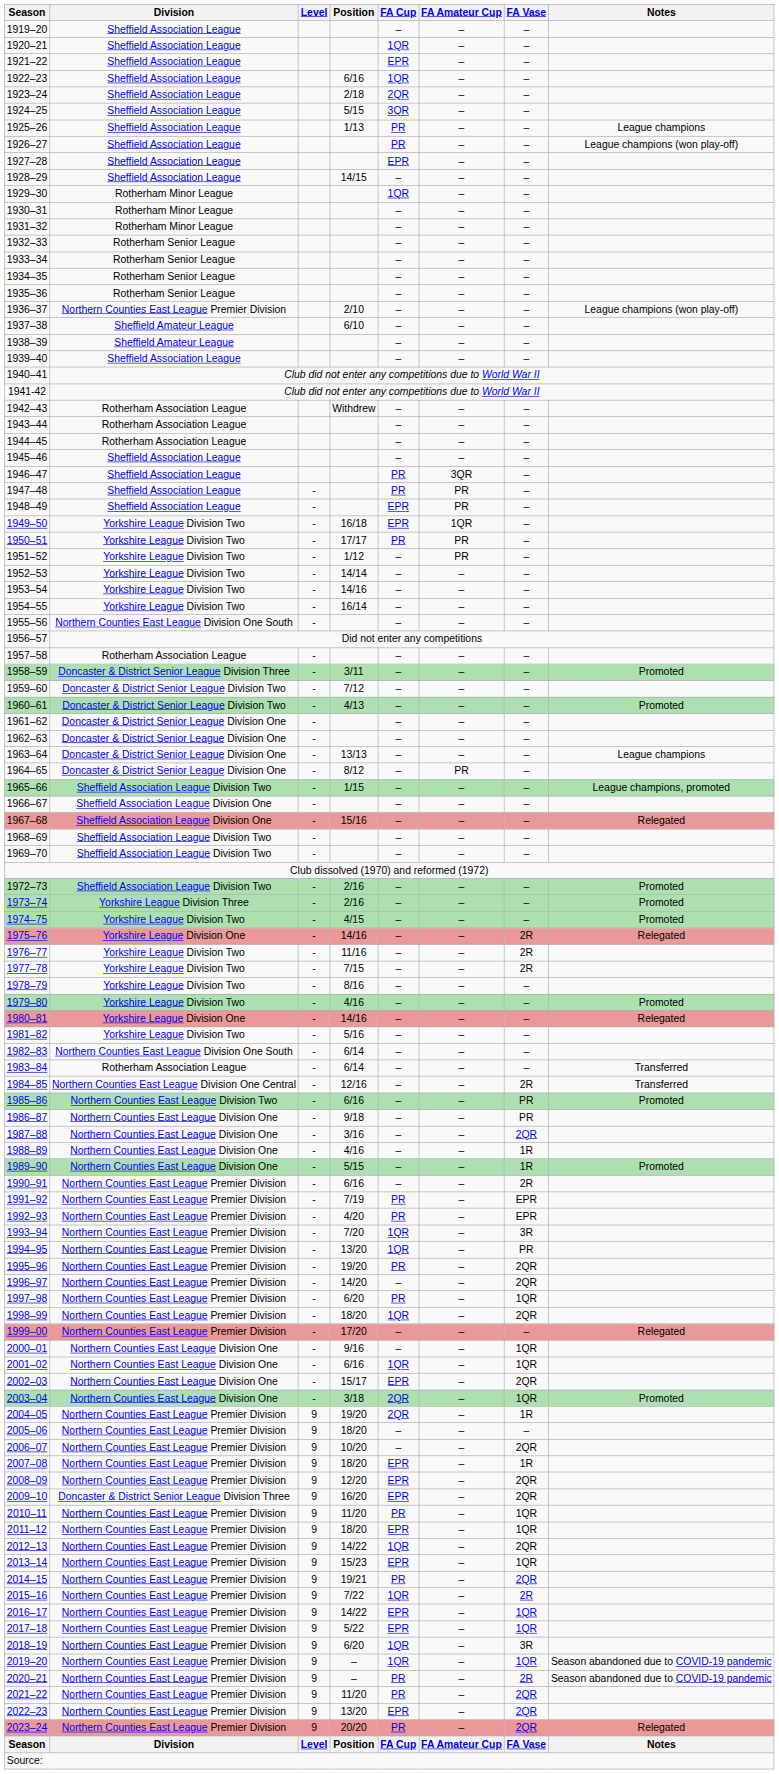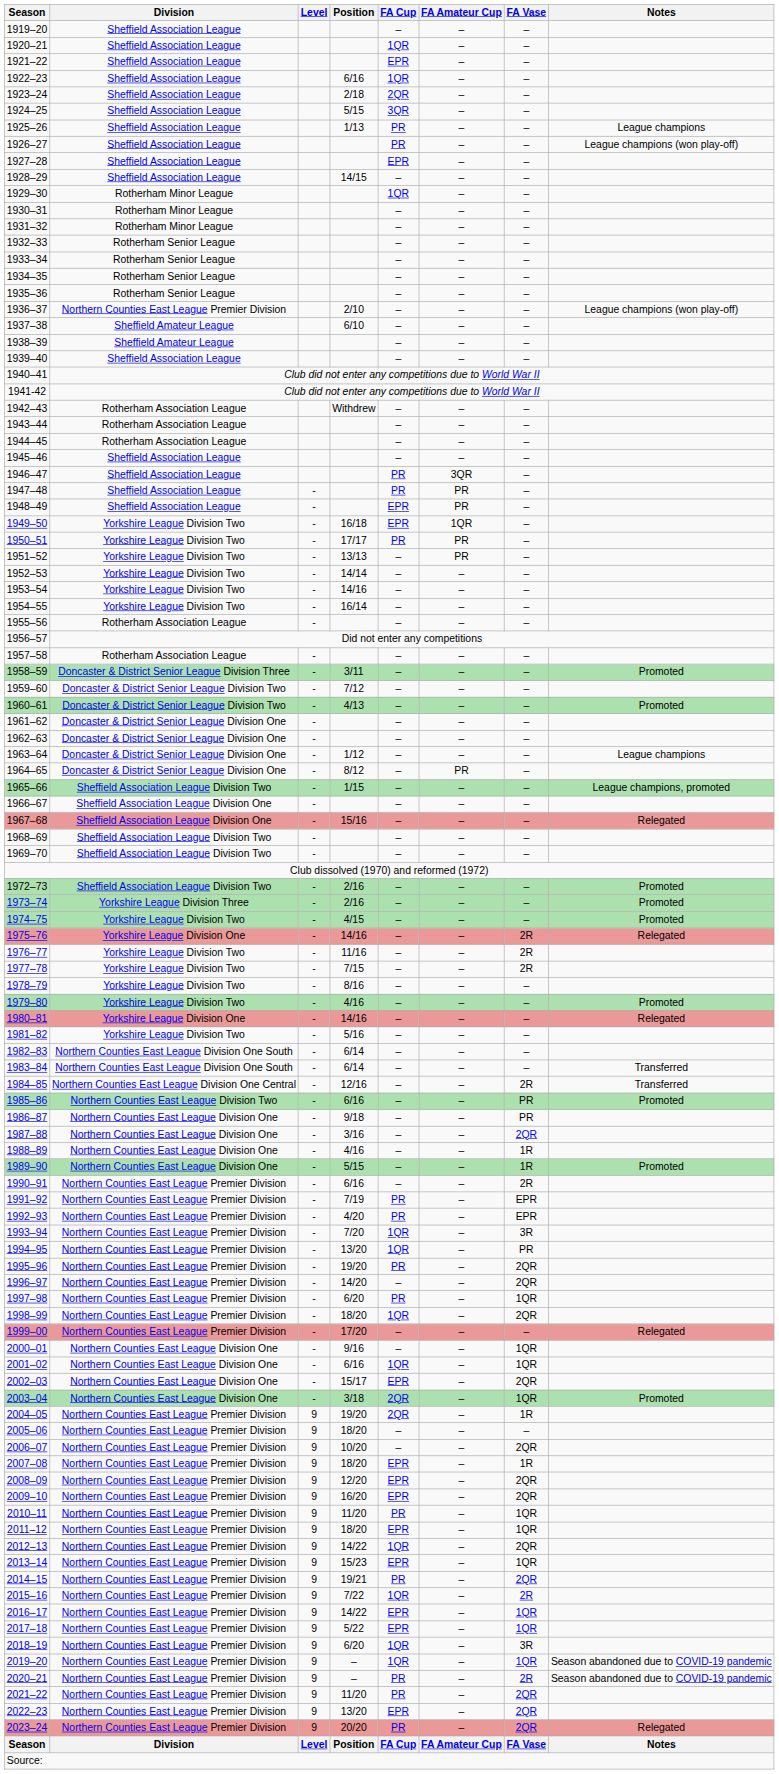(354, 557) 1/12 -> (354, 557) 13/13
(174, 623) Northern Counties East League Division One South -> (174, 623) Rotherham Association League
(354, 754) 13/13 -> (354, 754) 1/12
(174, 1068) Rotherham Association League -> (174, 1068) Northern Counties East League Division One South
(174, 1497) Doncaster & District Senior League Division Three -> (174, 1497) Northern Counties East League Premier Division
